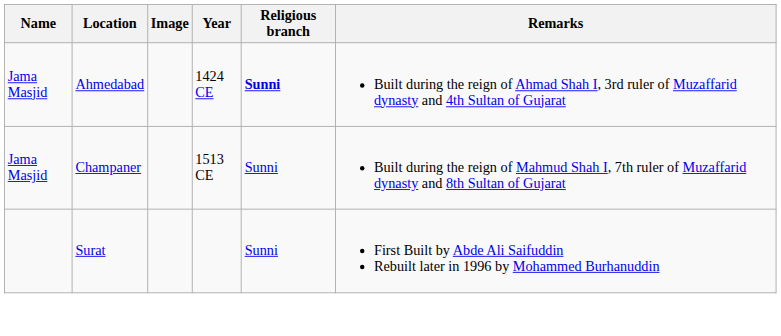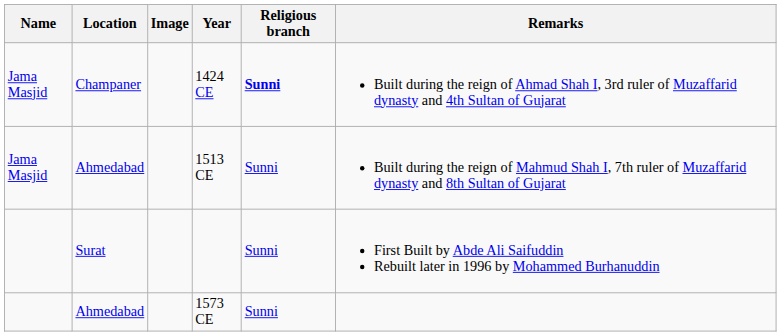(110, 84) Ahmedabad -> (108, 84) Champaner
(108, 167) Champaner -> (110, 167) Ahmedabad
+ row: (210, 311)
